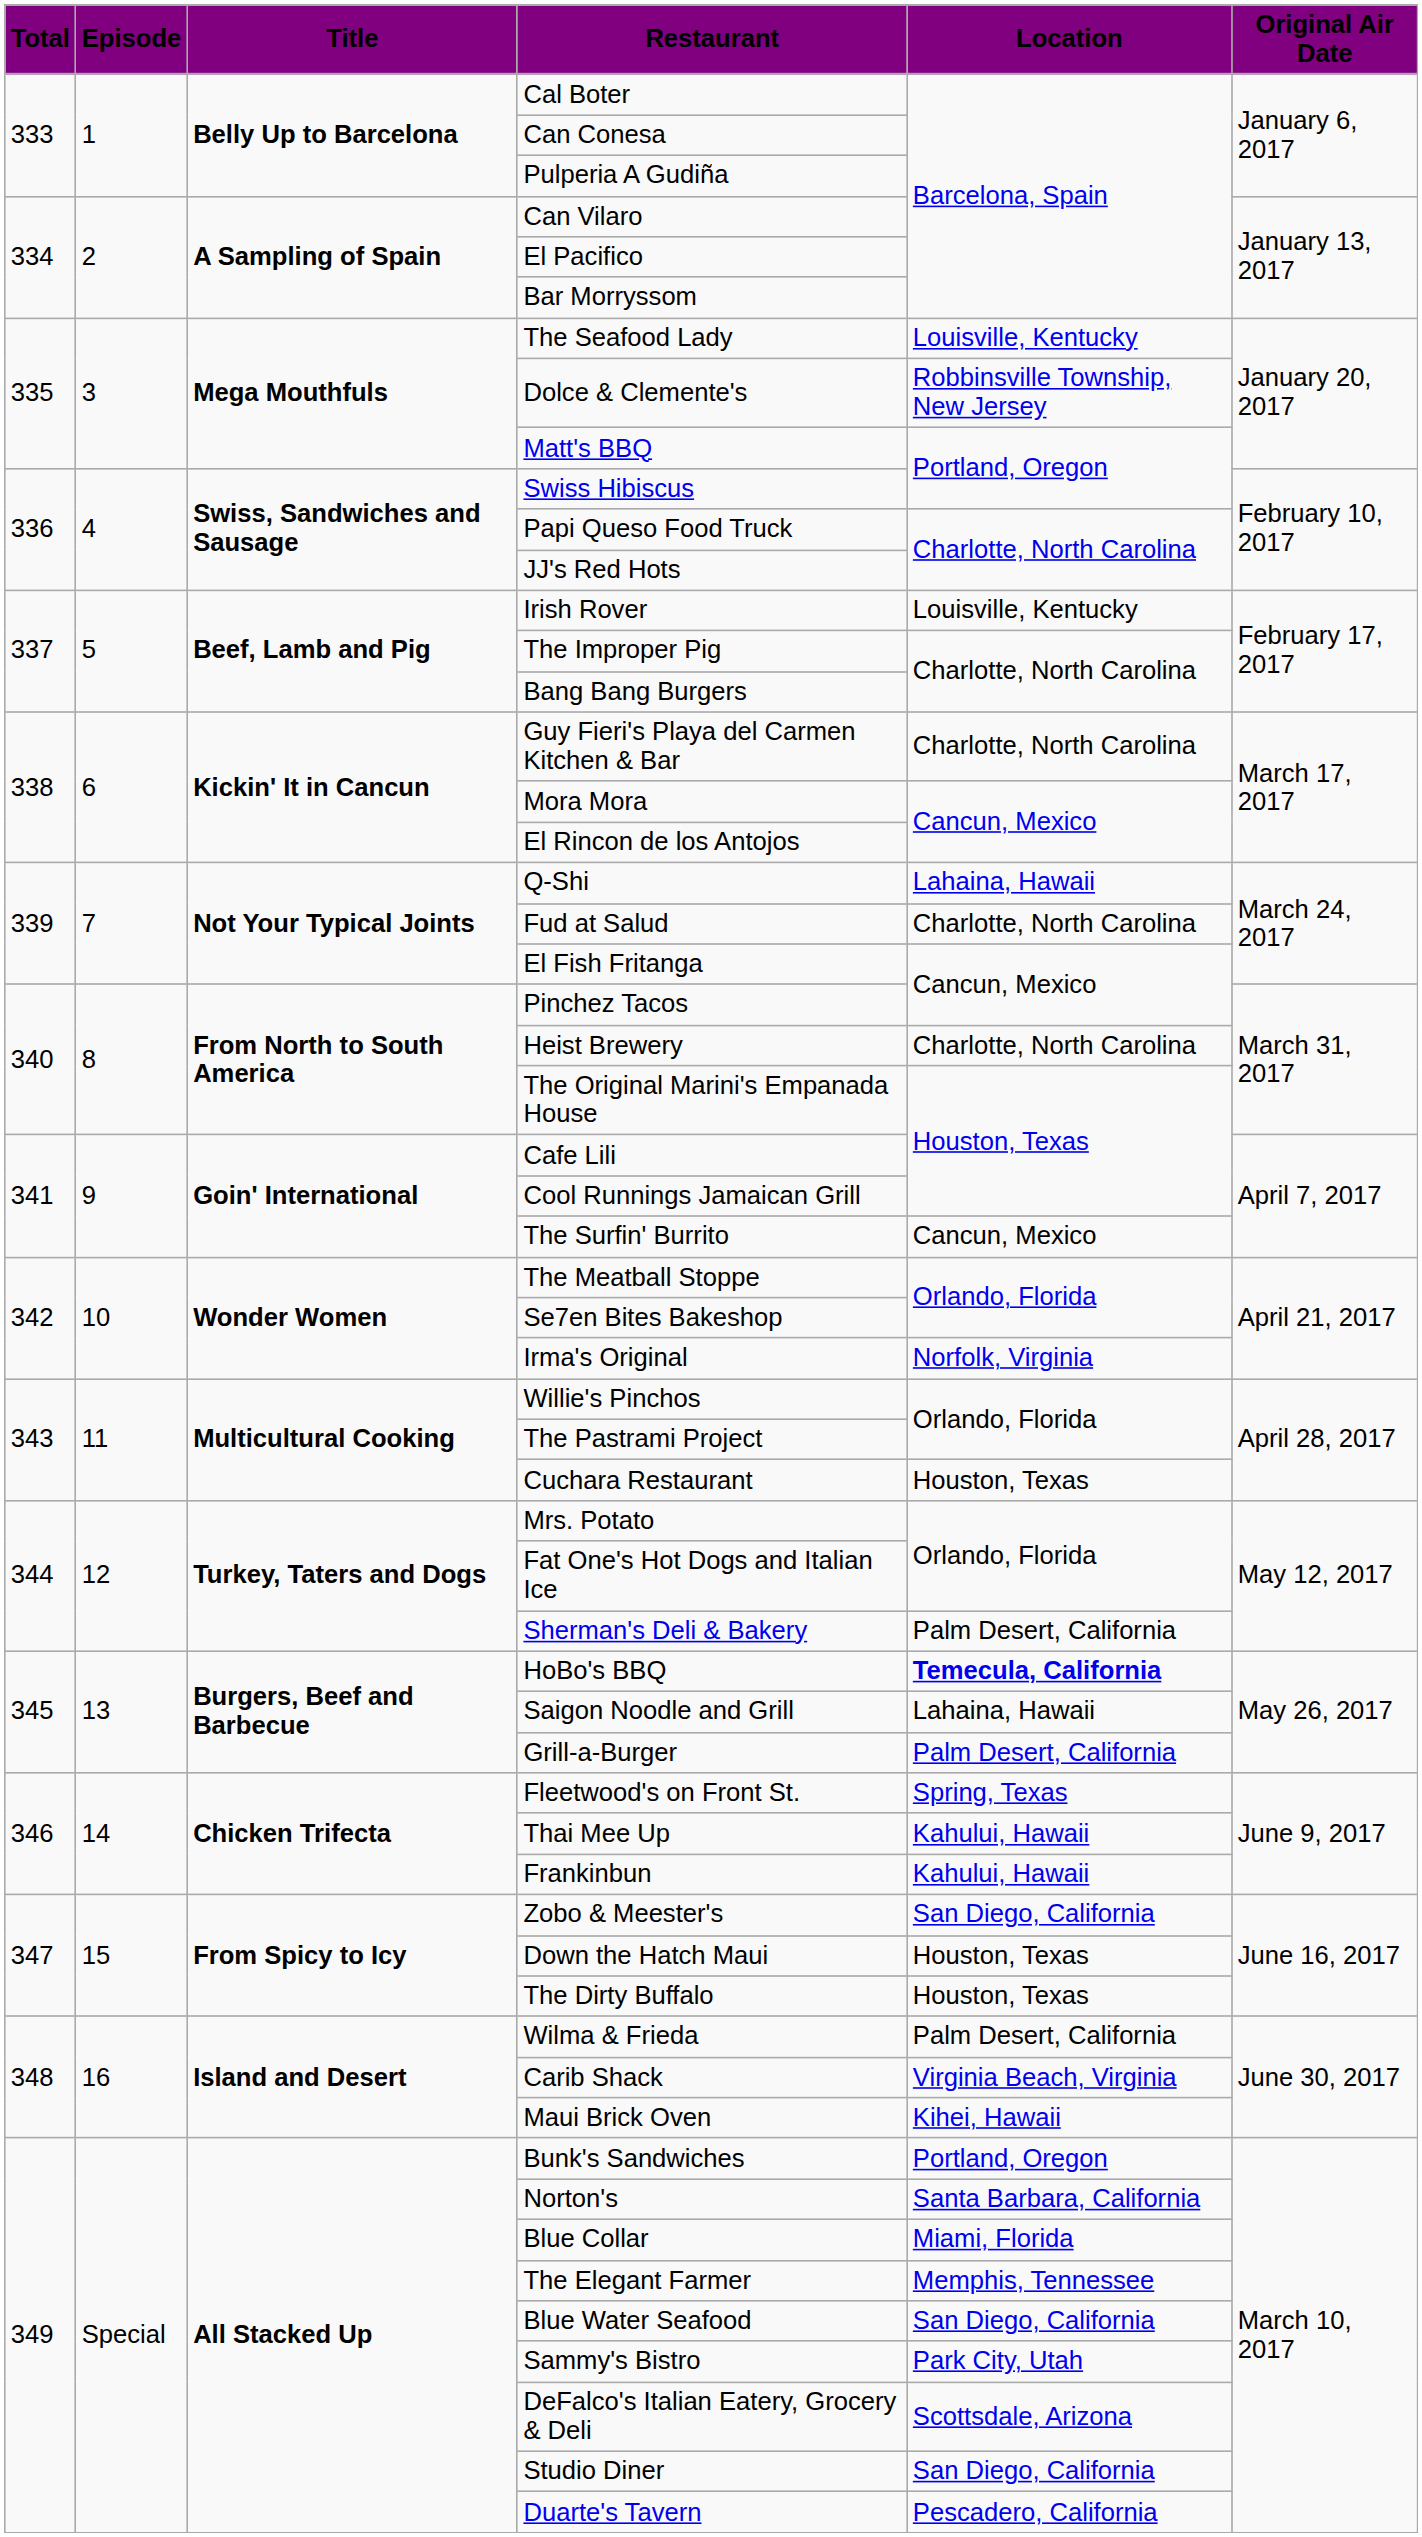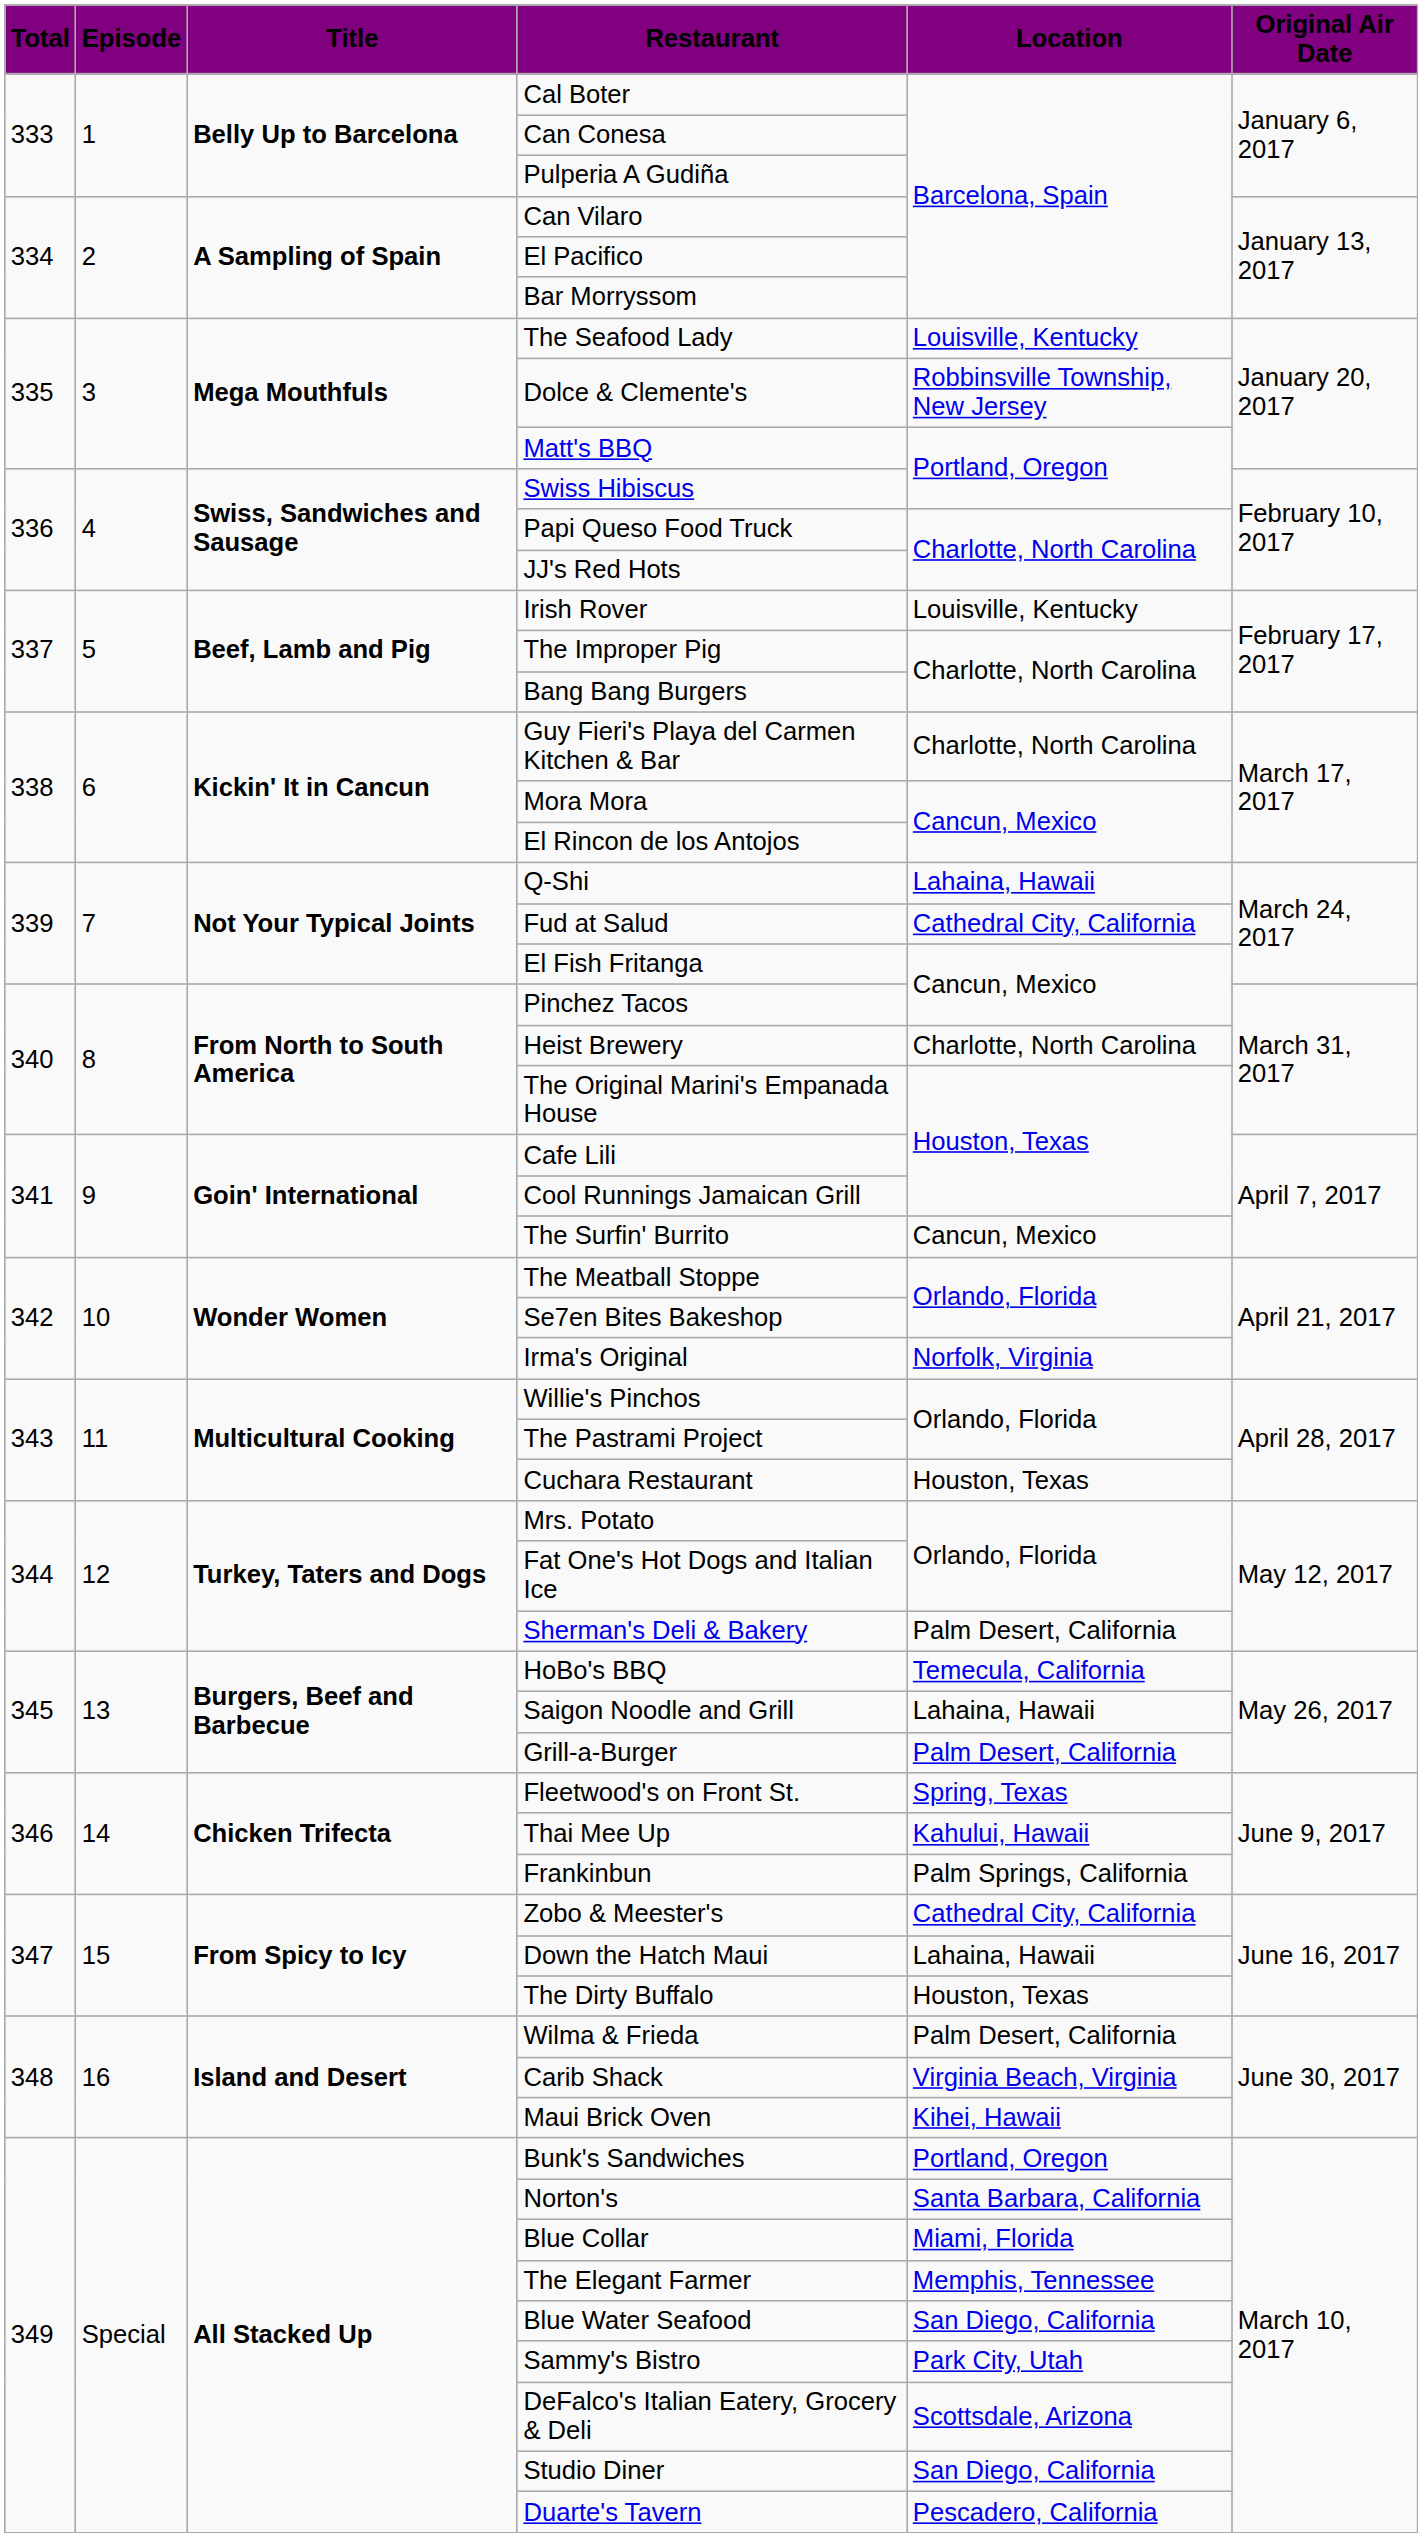(1054, 923) Charlotte, North Carolina -> (1054, 923) Cathedral City, California
(1037, 1670) bold -> (1029, 1670) normal
(1001, 1874) Kahului, Hawaii -> (1050, 1874) Palm Springs, California
(1034, 1914) San Diego, California -> (1054, 1914) Cathedral City, California
(1001, 1955) Houston, Texas -> (1004, 1955) Lahaina, Hawaii
